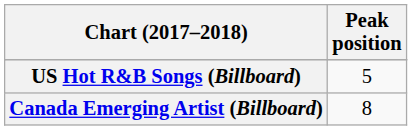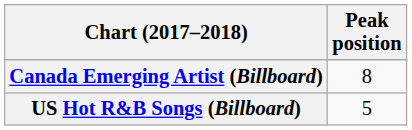rows swapped: (166, 76) <-> (166, 108)
